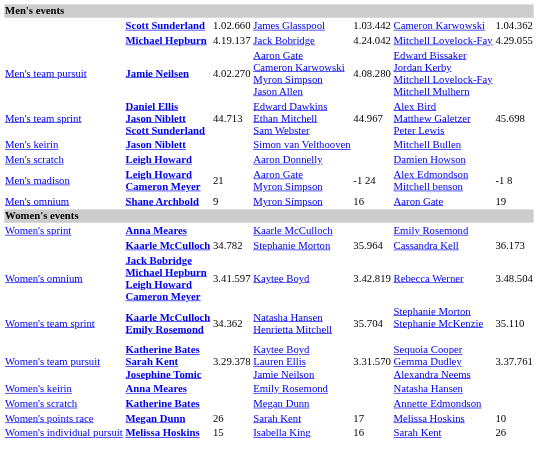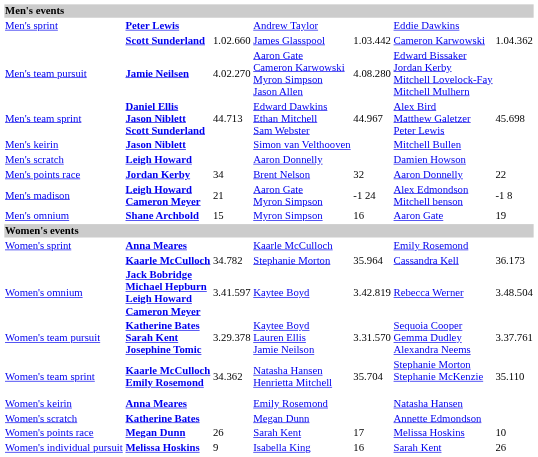+ row: (286, 25)
- row: (284, 40)
+ row: (282, 174)
(216, 201) 9 -> (218, 216) 15
rows swapped: (284, 362) <-> (293, 323)
(218, 433) 15 -> (216, 448) 9
